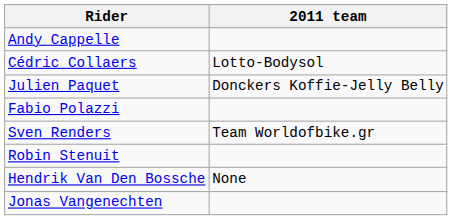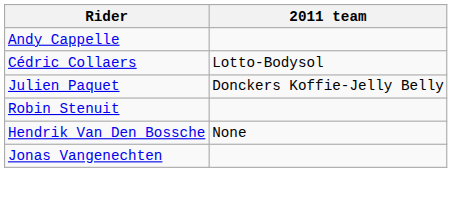- row: (64, 109)
- row: (59, 133)
